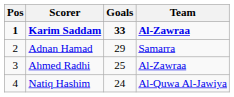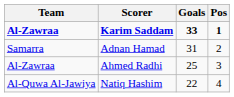columns swapped: (15, 13) <-> (183, 13)
(120, 48) 29 -> (192, 48) 31
(120, 83) 24 -> (192, 83) 22
